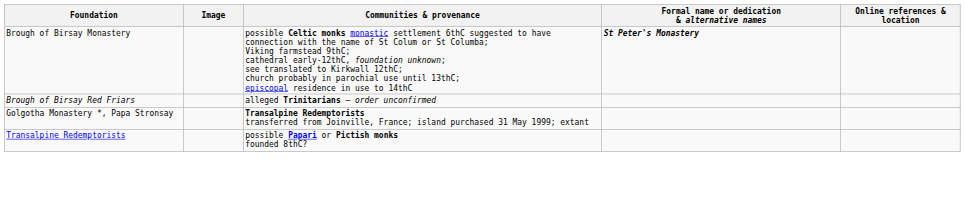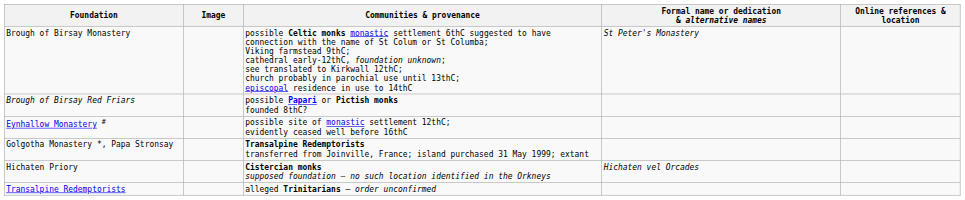(651, 33) bold -> (651, 33) normal
(341, 101) alleged Trinitarians — order unconfirmed -> (322, 105) possible Papari or Pictish monks founded 8thC?
+ row: (56, 124)
+ row: (42, 167)
(322, 140) possible Papari or Pictish monks founded 8thC? -> (341, 189) alleged Trinitarians — order unconfirmed
